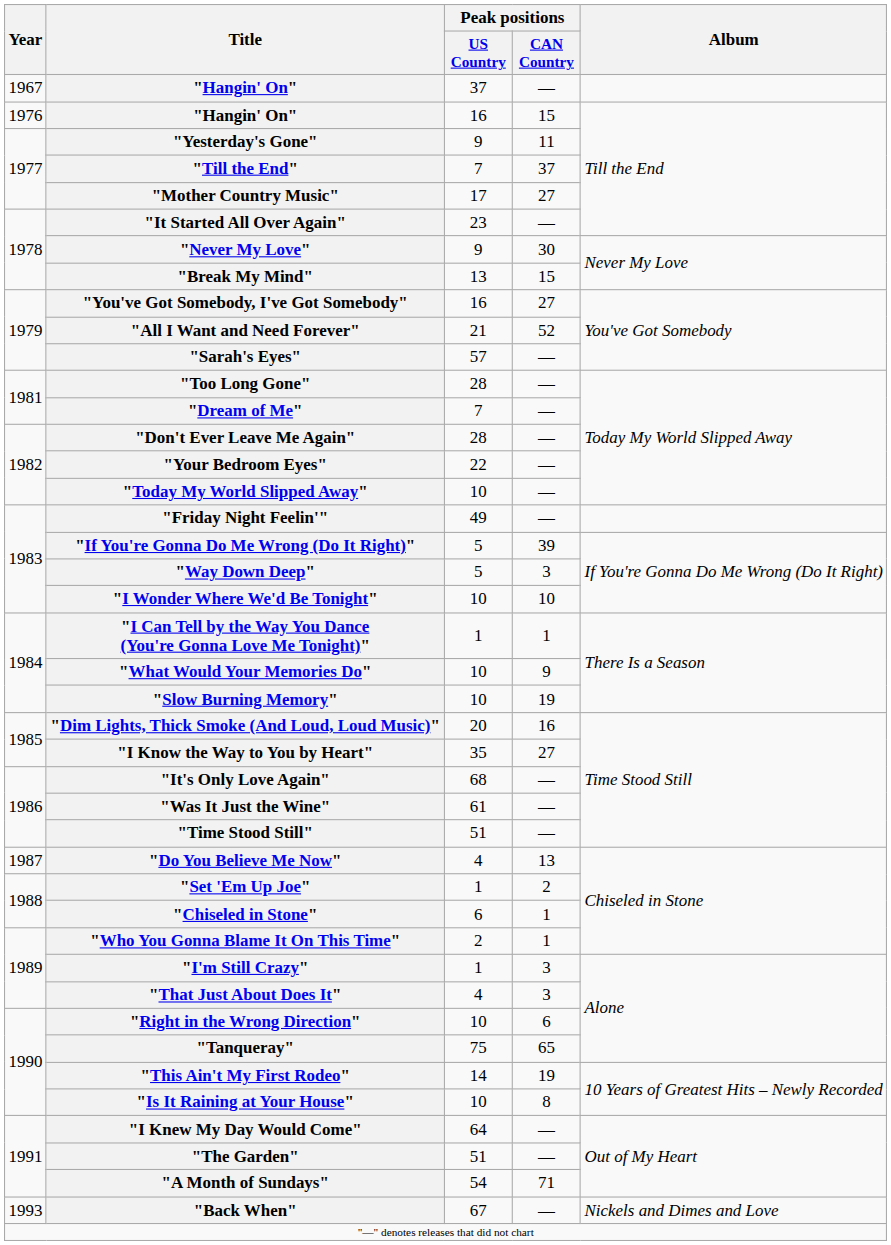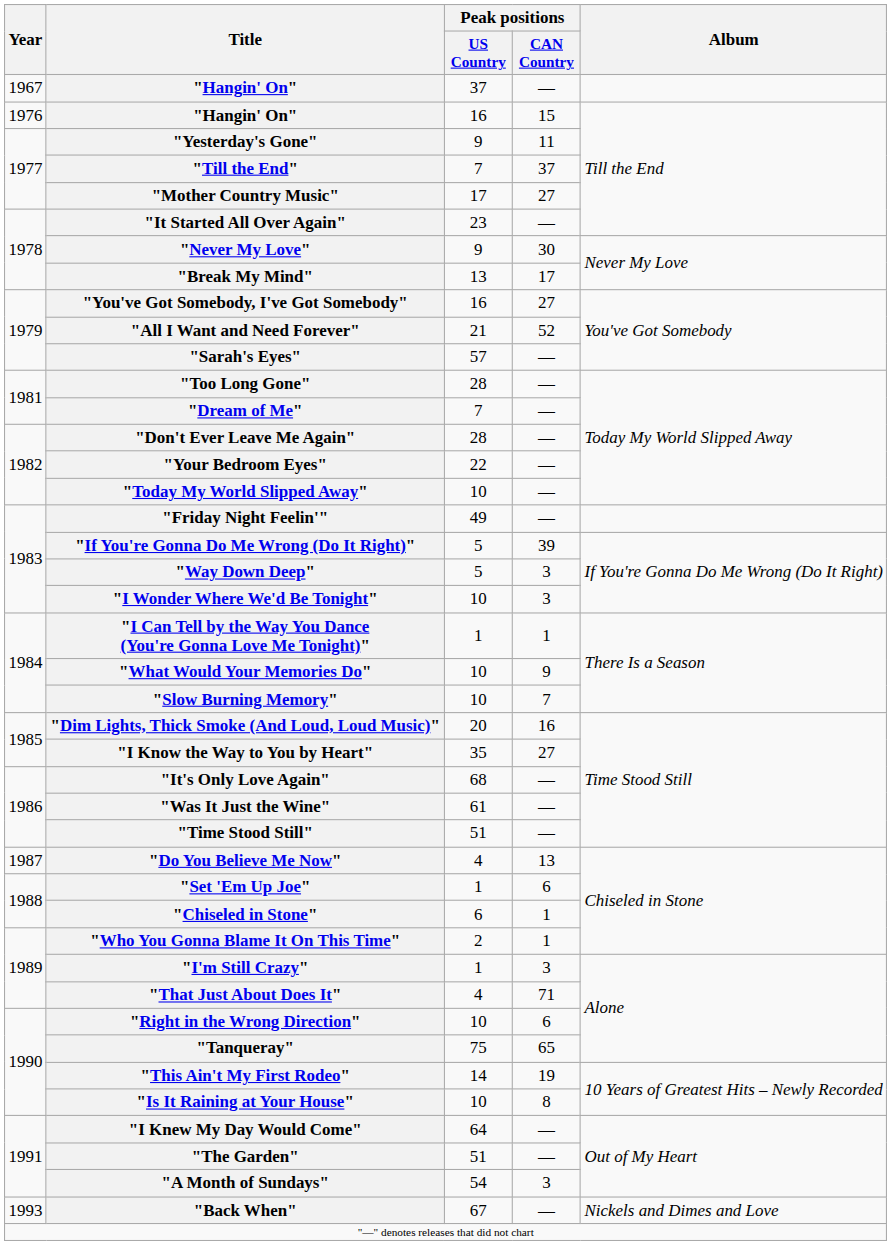(546, 276) 15 -> (546, 276) 17
(546, 599) 10 -> (546, 599) 3
(546, 698) 19 -> (546, 698) 7
(546, 887) 2 -> (546, 887) 6
(546, 994) 3 -> (546, 994) 71
(546, 1183) 71 -> (546, 1183) 3
